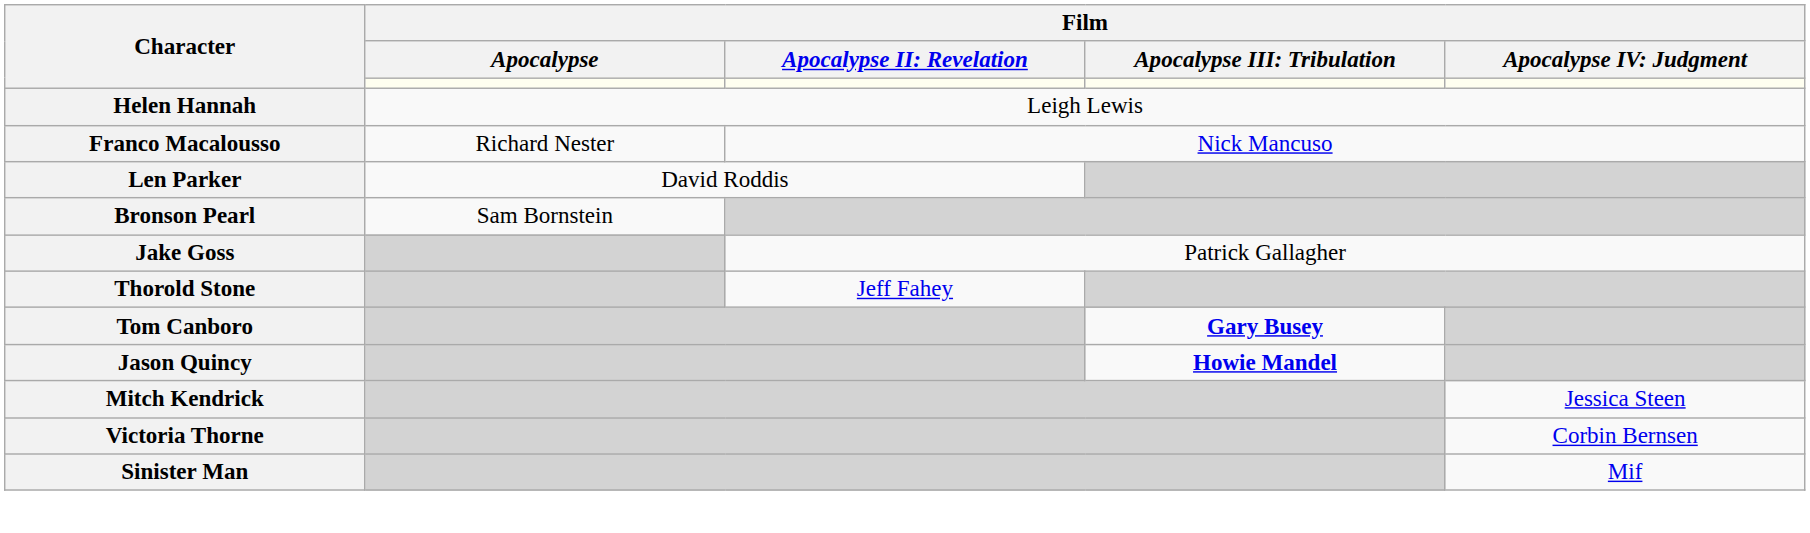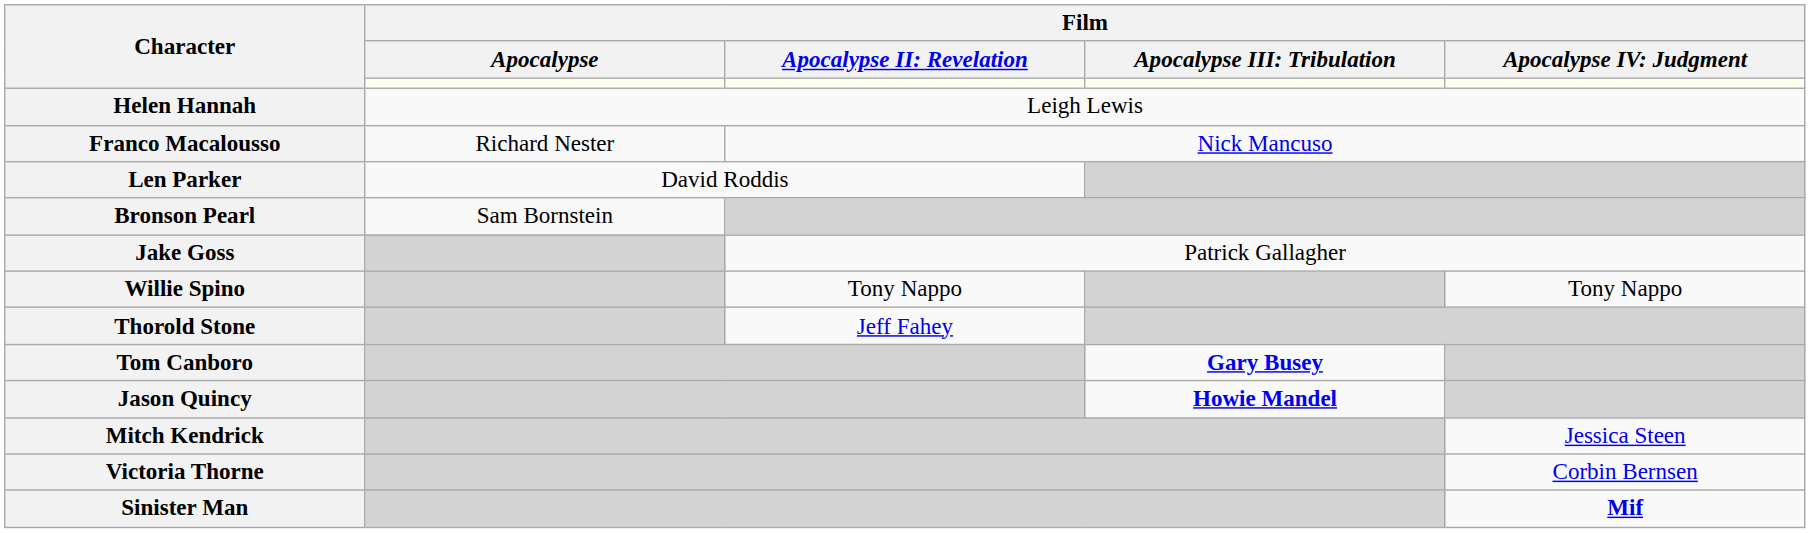+ row: (185, 289)
(1625, 471) normal -> (1625, 508) bold
